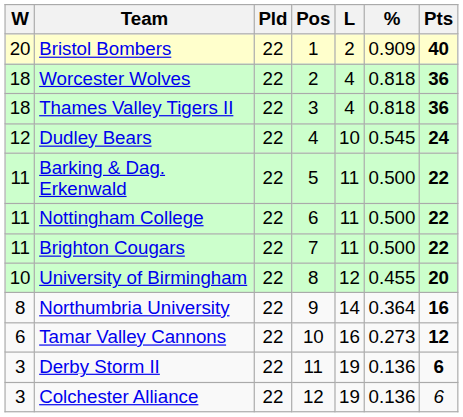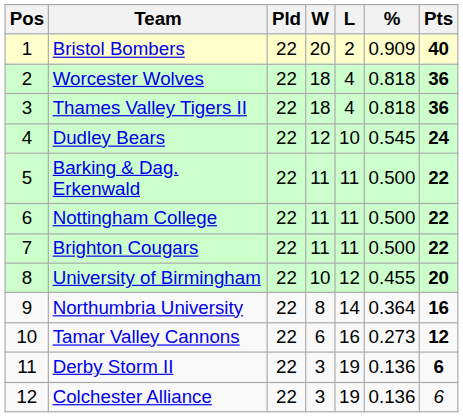columns swapped: (313, 19) <-> (20, 19)
